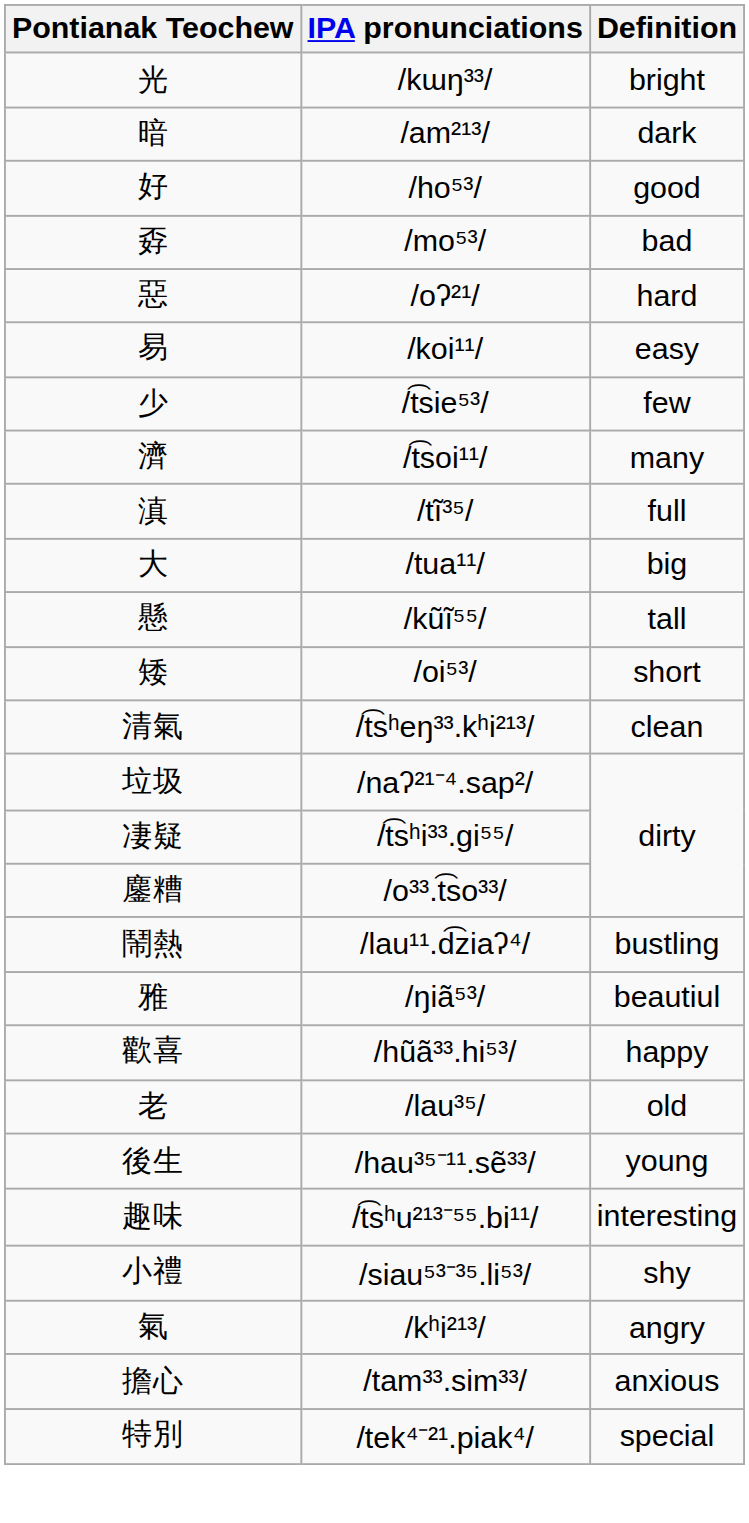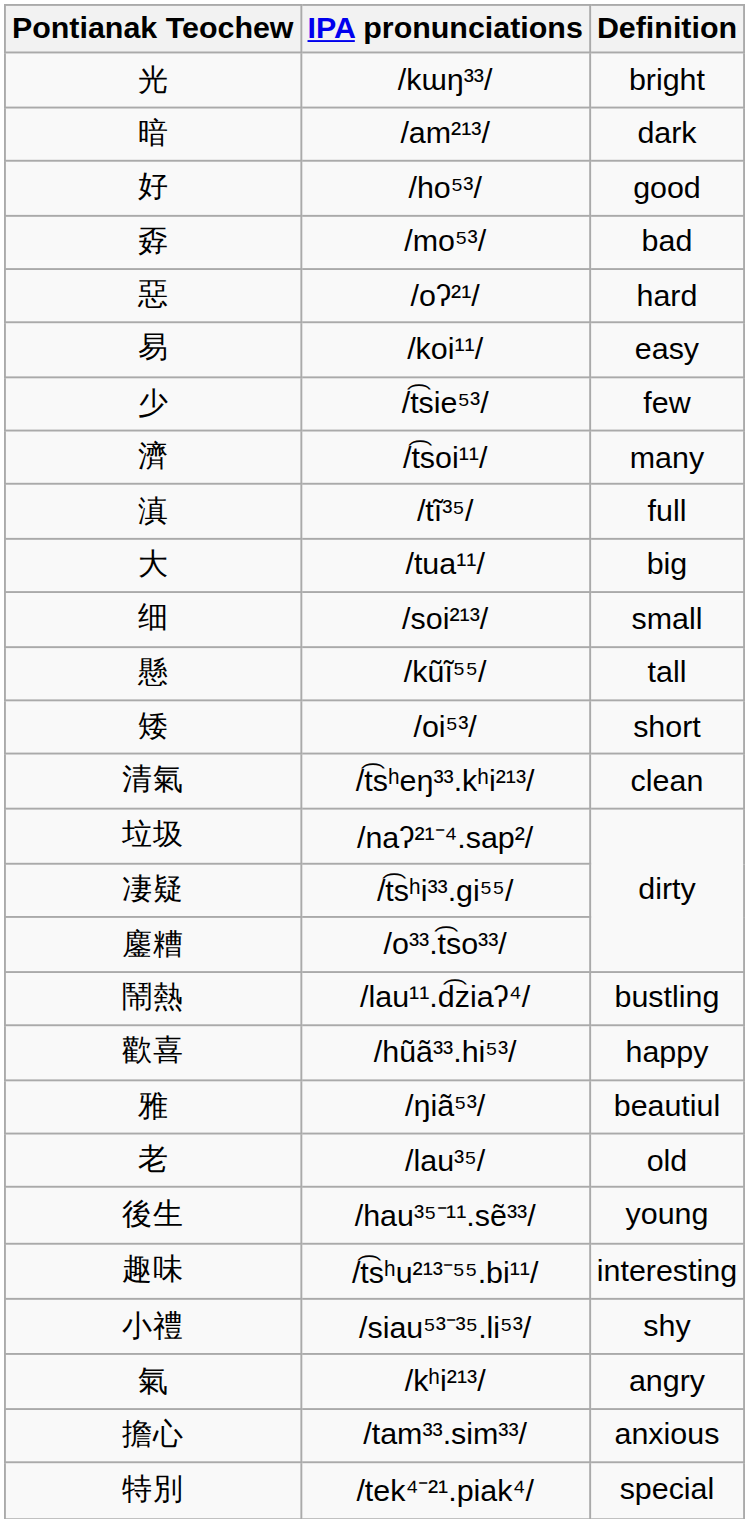+ row: (445, 618)
rows swapped: (445, 1051) <-> (445, 998)
